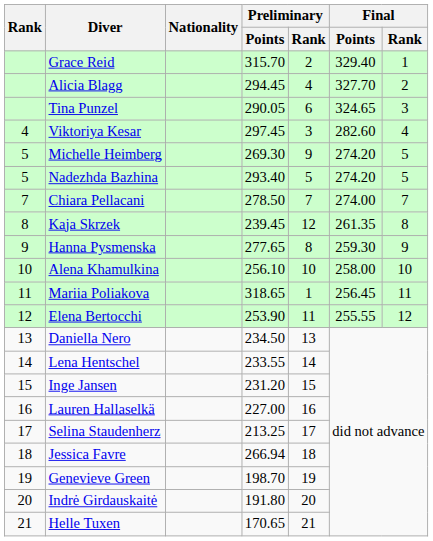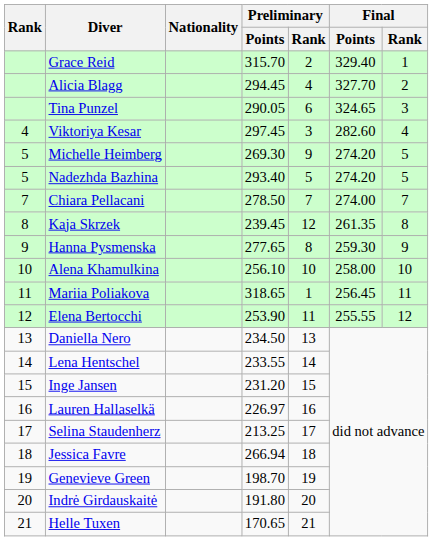(265, 408) 227.00 -> (265, 408) 226.97
